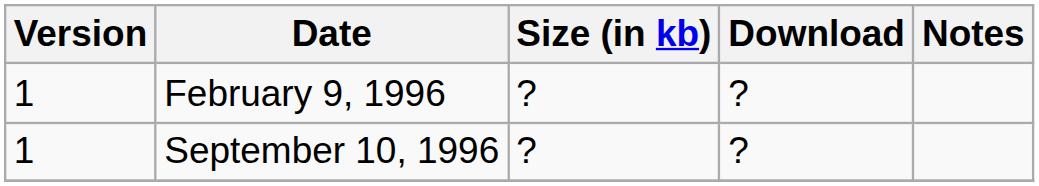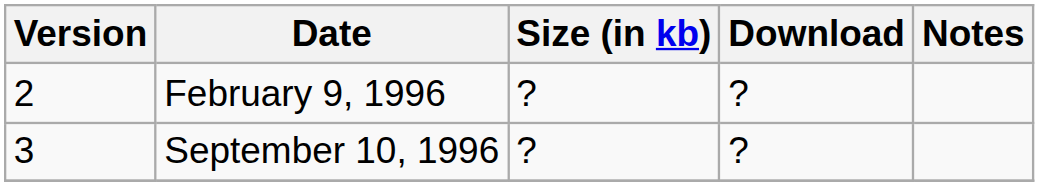(24, 92) 1 -> (24, 92) 2
(24, 151) 1 -> (24, 151) 3
